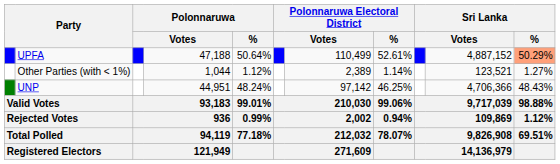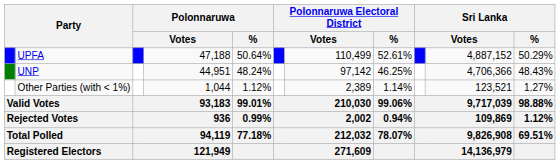(536, 55) lightsalmon background -> (536, 55) no background
rows swapped: (28, 87) <-> (74, 71)
